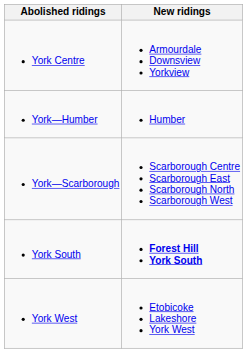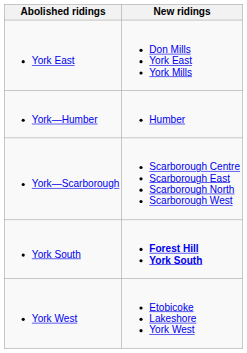- row: (63, 61)
+ row: (63, 61)
